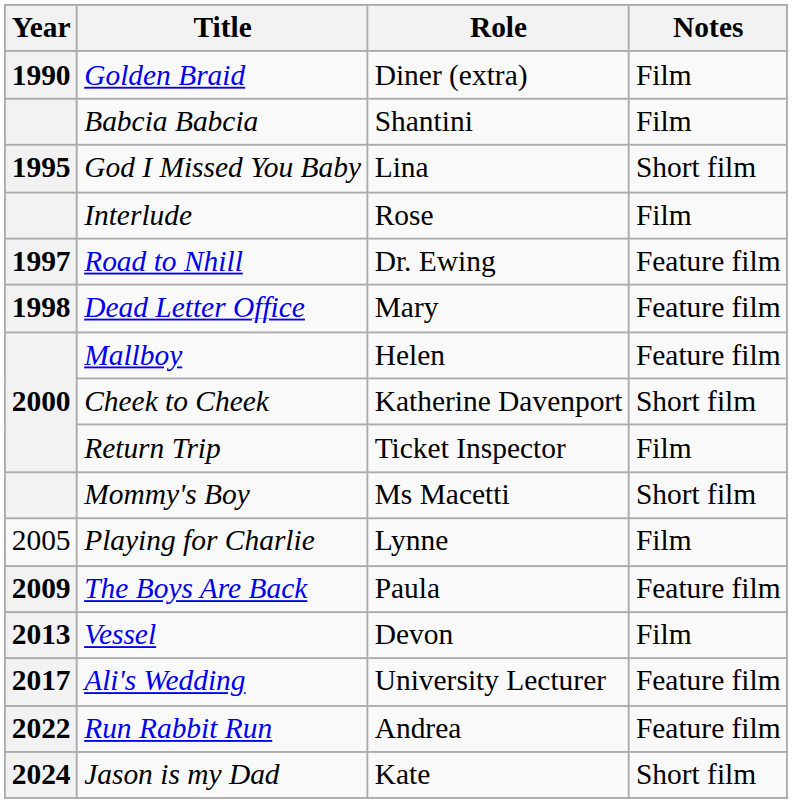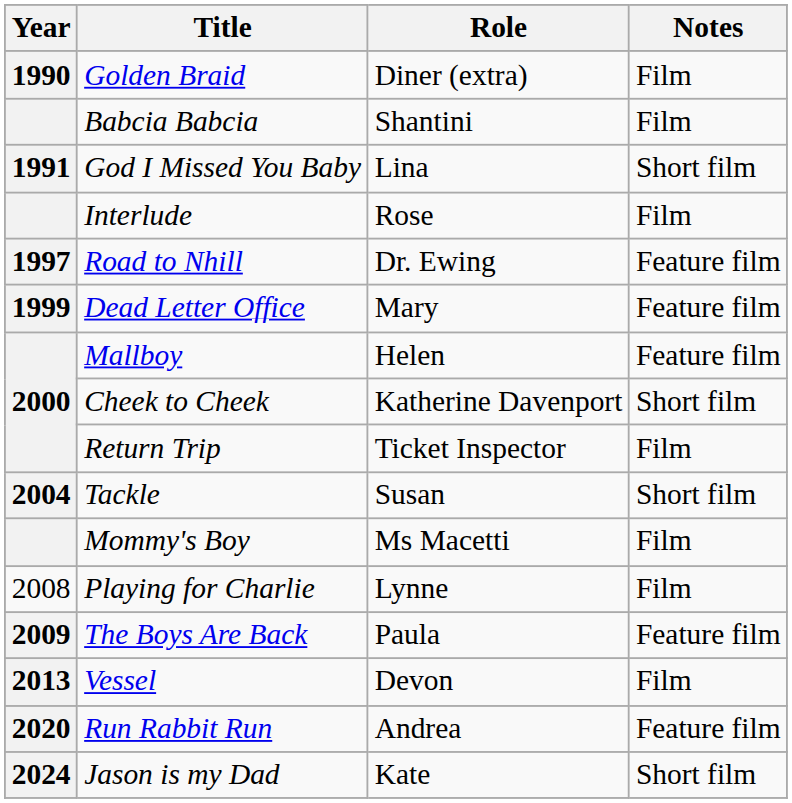(41, 167) 1995 -> (41, 167) 1991
(41, 307) 1998 -> (41, 307) 1999
+ row: (122, 494)
(696, 494) Short film -> (664, 541) Film
(41, 541) 2005 -> (41, 588) 2008
- row: (165, 681)
(41, 728) 2022 -> (41, 728) 2020
